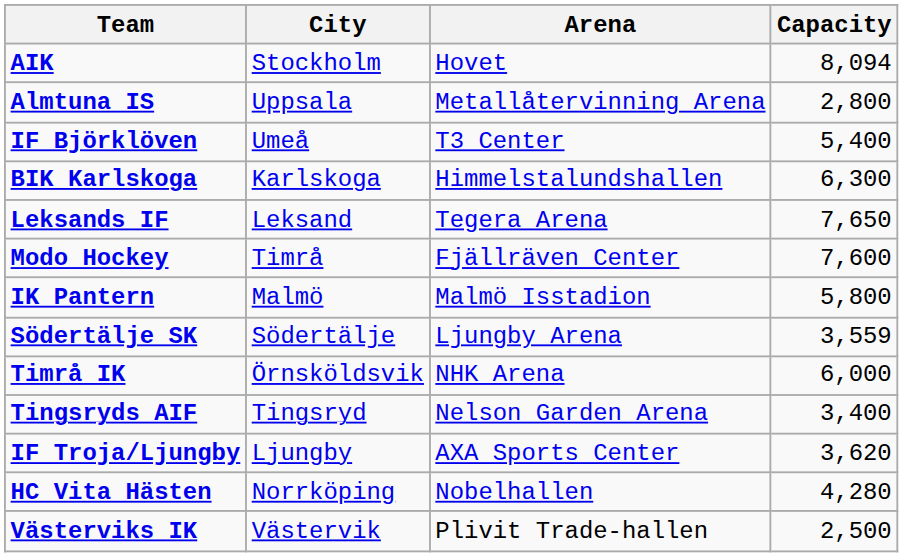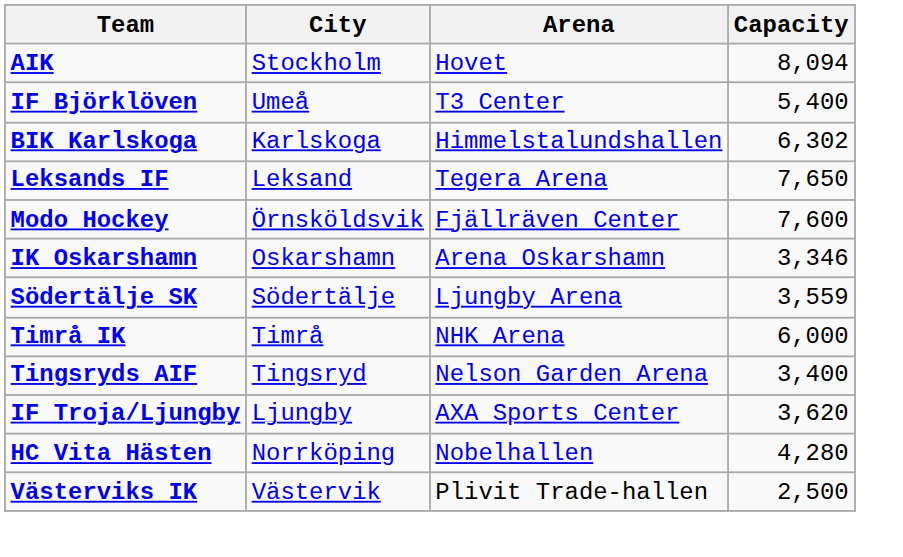- row: (82, 102)
(856, 180) 6,300 -> (813, 141) 6,302
(288, 258) Timrå -> (338, 219) Örnsköldsvik
+ row: (104, 258)
- row: (82, 297)
(338, 375) Örnsköldsvik -> (288, 336) Timrå
